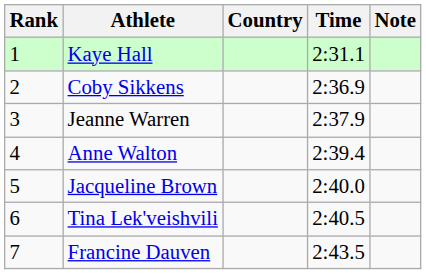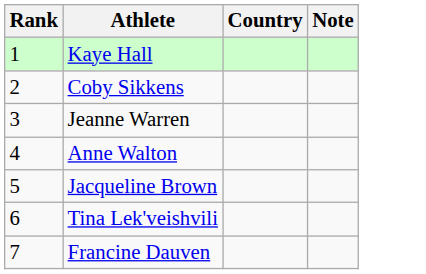- column: (338, 20)
